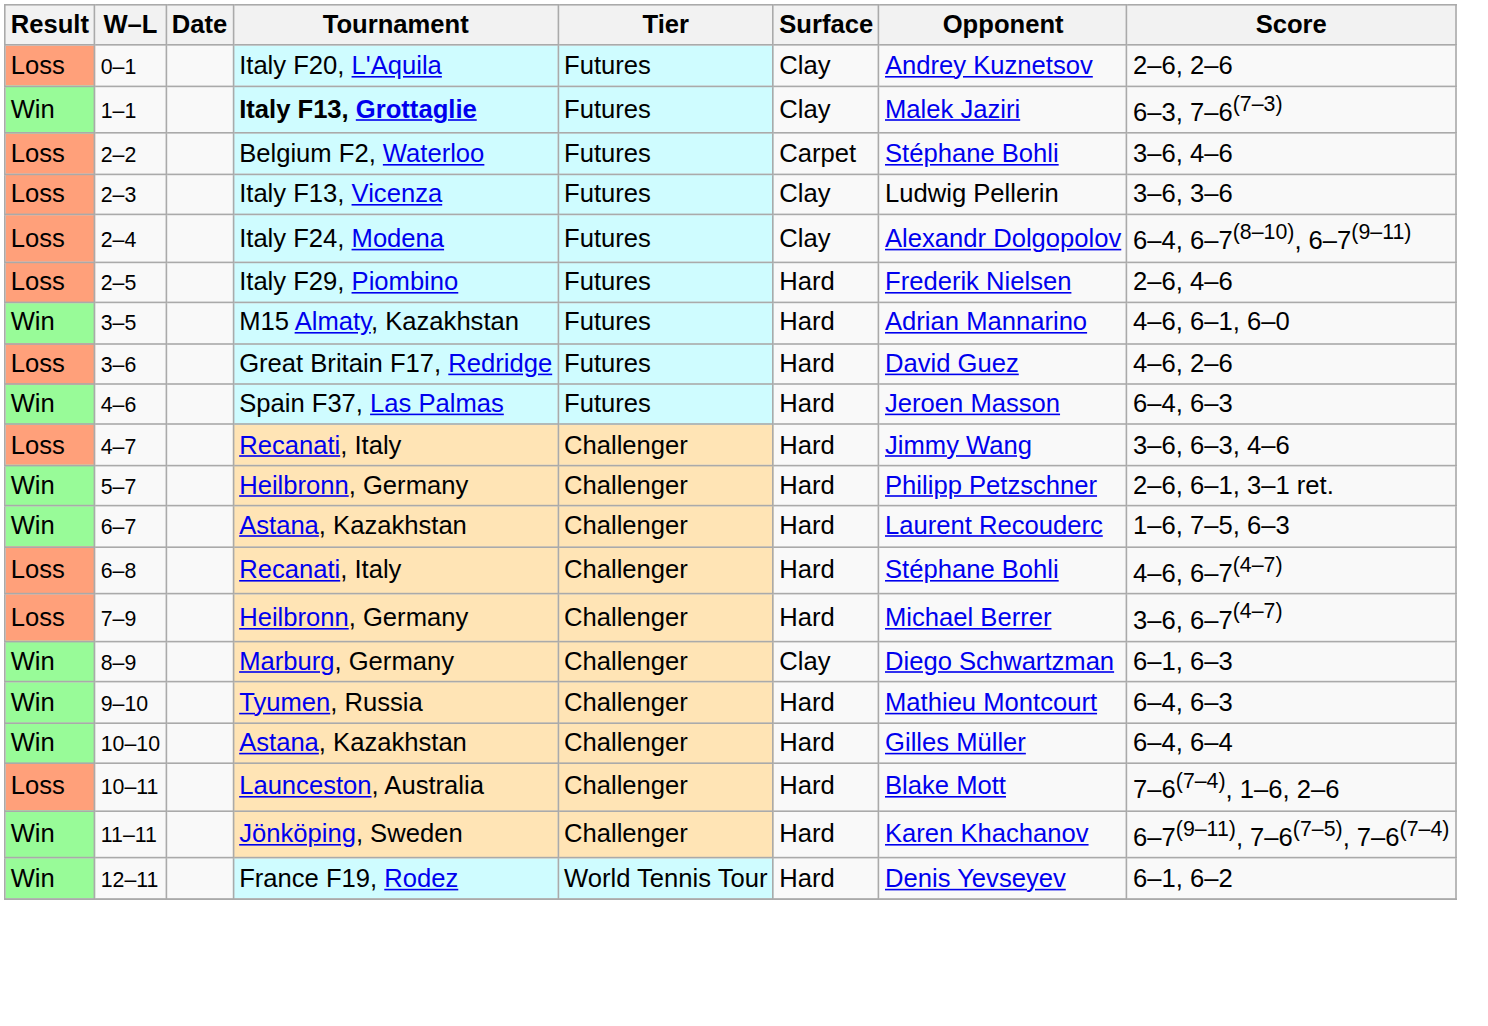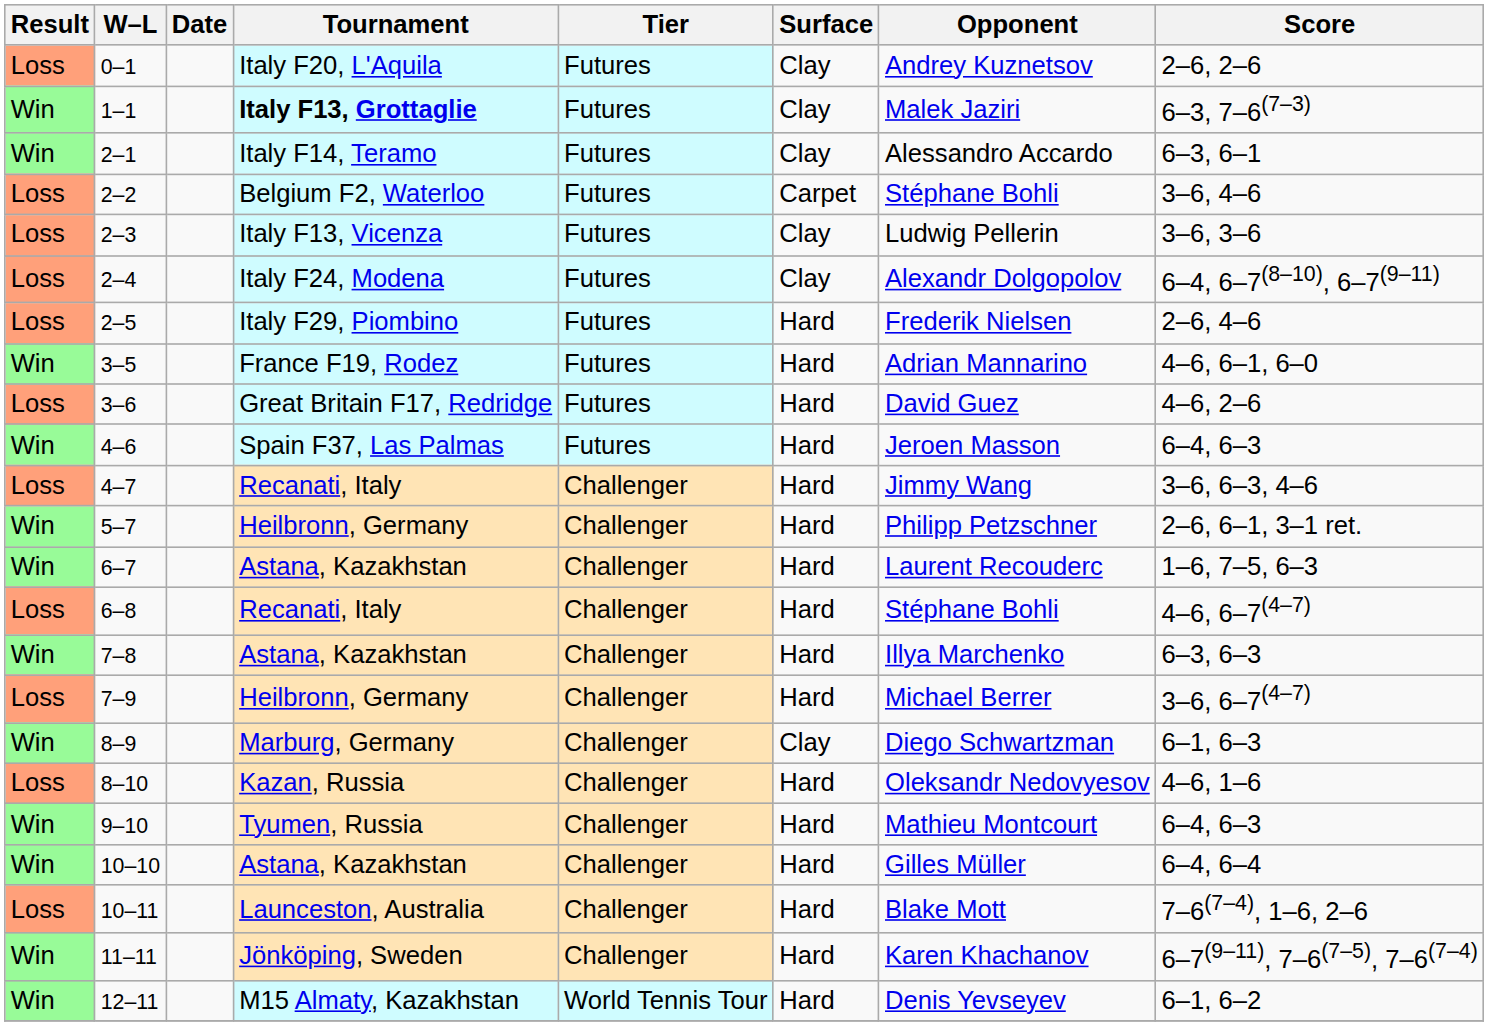+ row: (119, 155)
(379, 322) M15 Almaty, Kazakhstan -> (349, 363) France F19, Rodez
+ row: (119, 656)
+ row: (124, 784)
(349, 878) France F19, Rodez -> (379, 1000) M15 Almaty, Kazakhstan
